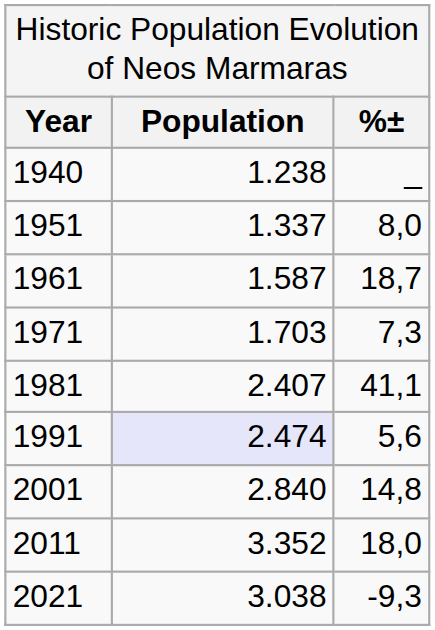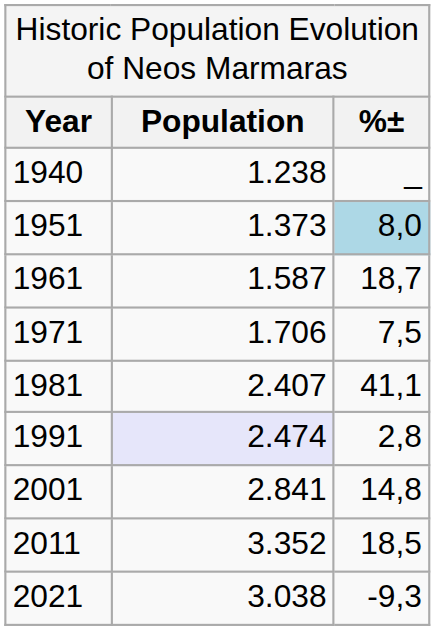(287, 226) 1.337 -> (287, 226) 1.373
(400, 226) no background -> (400, 226) lightblue background
(287, 331) 1.703 -> (287, 331) 1.706
(400, 331) 7,3 -> (400, 331) 7,5
(400, 437) 5,6 -> (400, 437) 2,8
(287, 490) 2.840 -> (287, 490) 2.841
(391, 543) 18,0 -> (391, 543) 18,5
